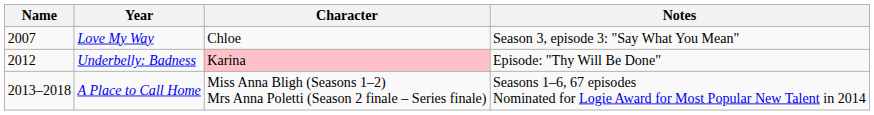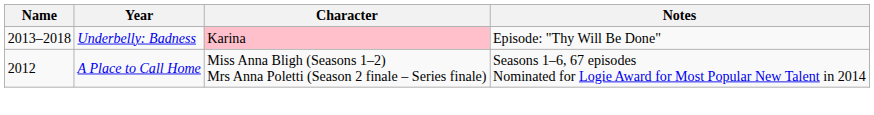- row: (116, 37)
(22, 60) 2012 -> (39, 37) 2013–2018
(39, 90) 2013–2018 -> (22, 68) 2012
